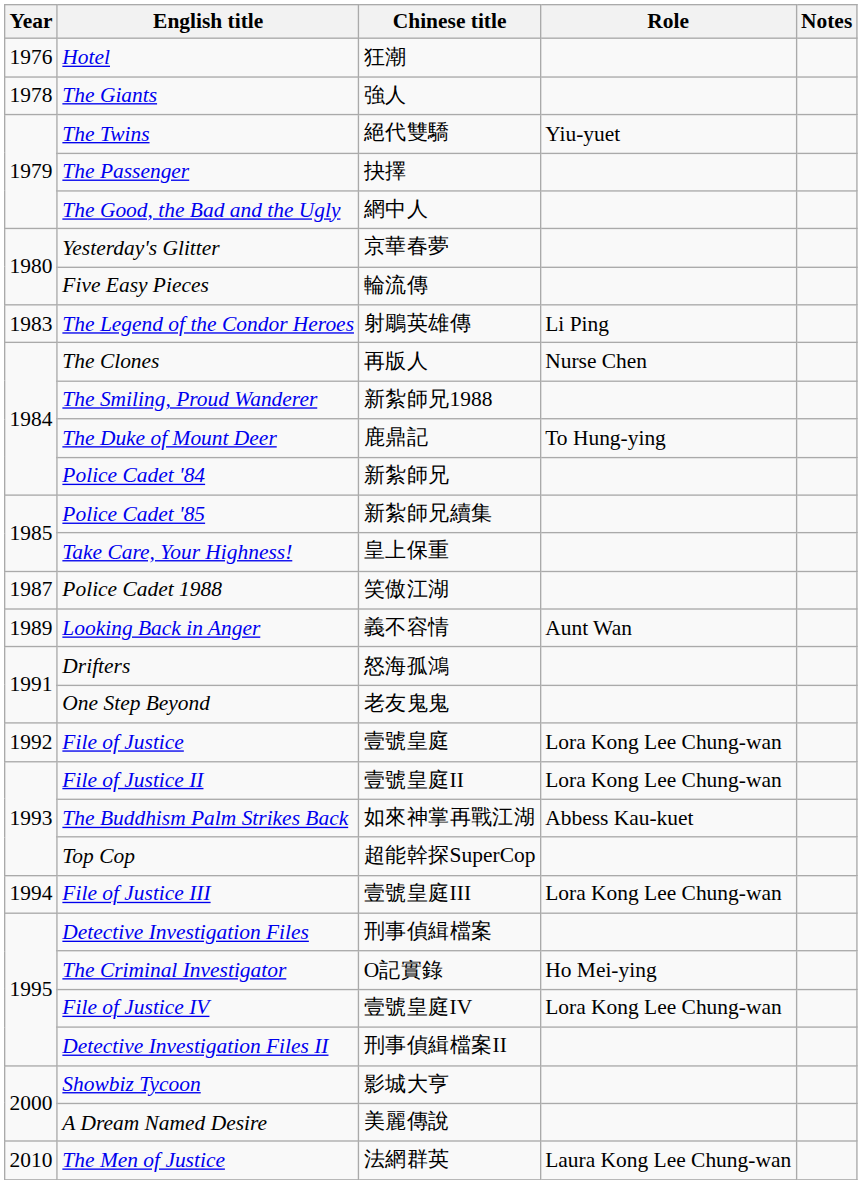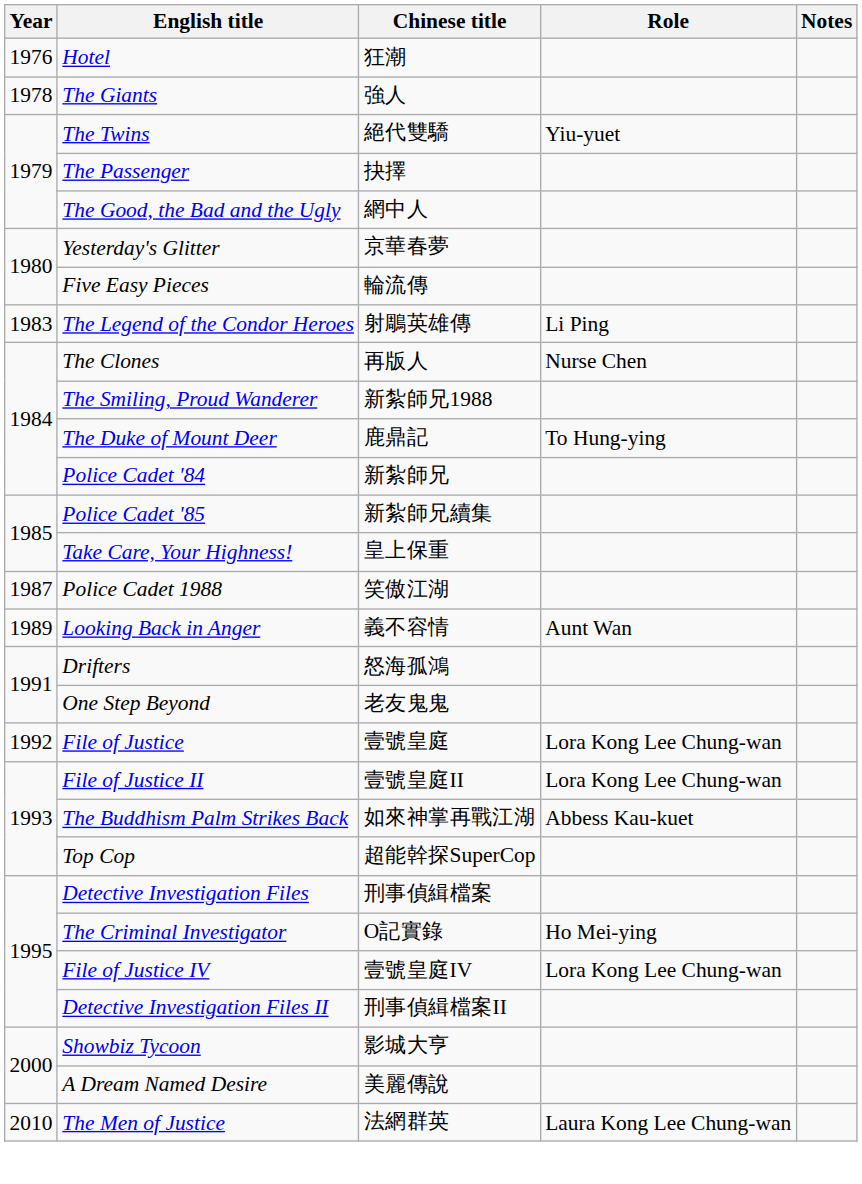- row: (136, 894)
